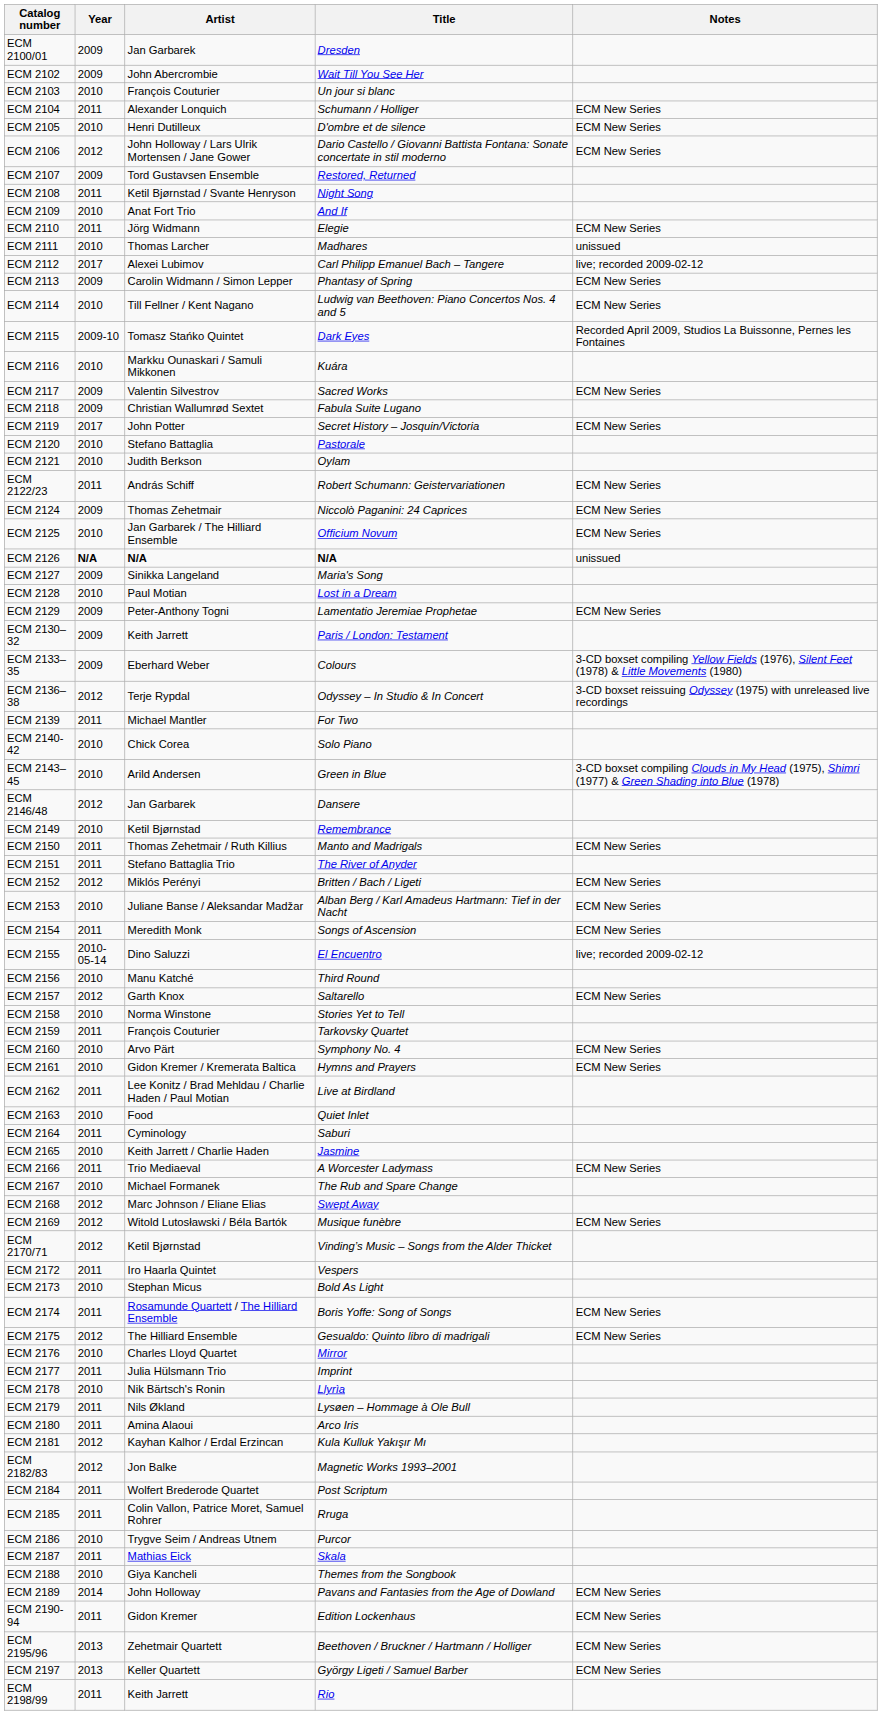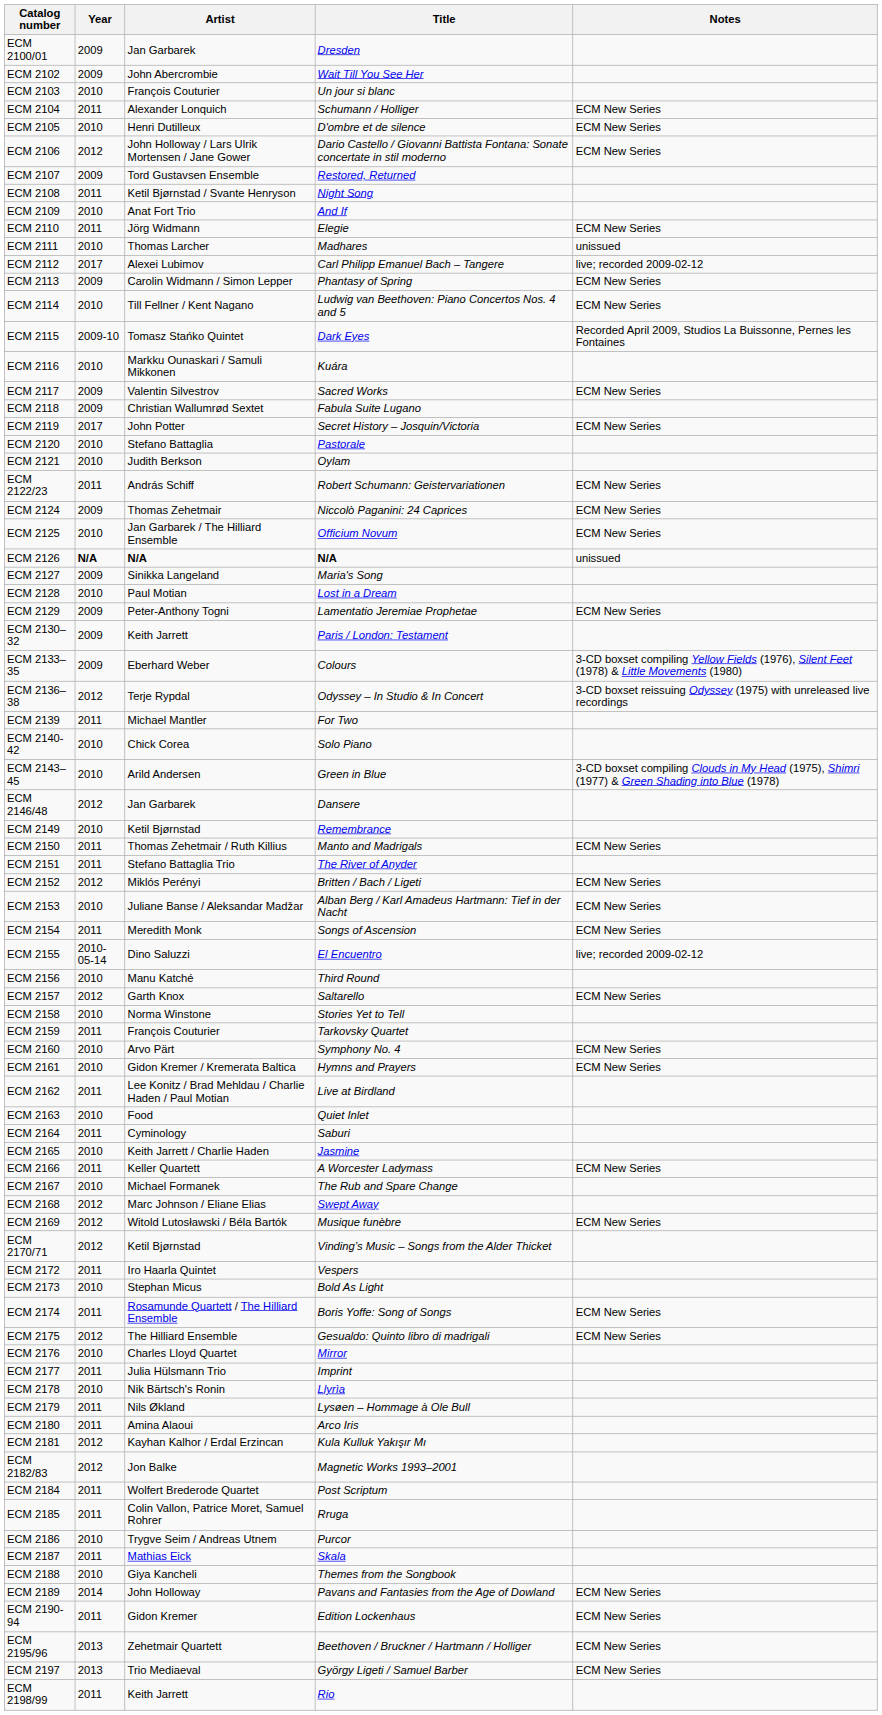(164, 1168) Trio Mediaeval -> (164, 1168) Keller Quartett
(164, 1670) Keller Quartett -> (164, 1670) Trio Mediaeval
